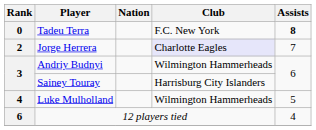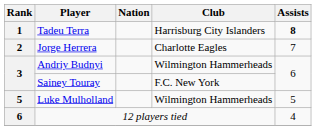(20, 30) 0 -> (20, 30) 1
(187, 30) F.C. New York -> (210, 30) Harrisburg City Islanders
(191, 47) lavender background -> (191, 47) no background
(210, 82) Harrisburg City Islanders -> (187, 82) F.C. New York
(20, 99) 4 -> (20, 99) 5
